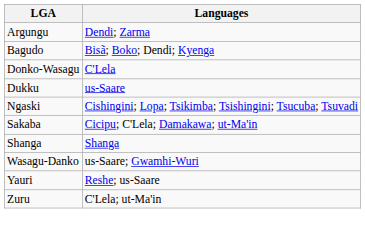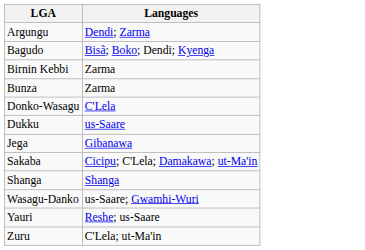+ row: (38, 69)
+ row: (22, 87)
+ row: (17, 143)
- row: (24, 106)
